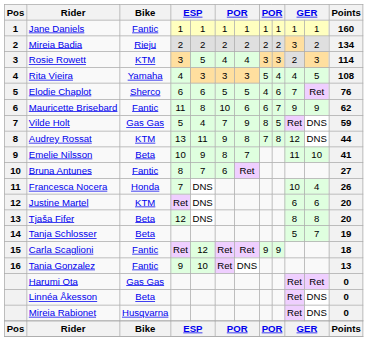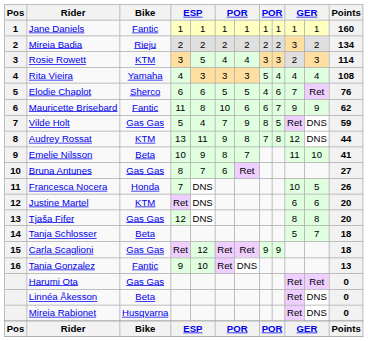(317, 75) 5 -> (317, 75) 4
(145, 170) Fantic -> (145, 170) Gas Gas
(317, 186) 4 -> (317, 186) 5
(145, 218) Beta -> (145, 218) Gas Gas
(346, 234) 19 -> (346, 234) 18
(145, 249) Fantic -> (145, 249) Gas Gas
